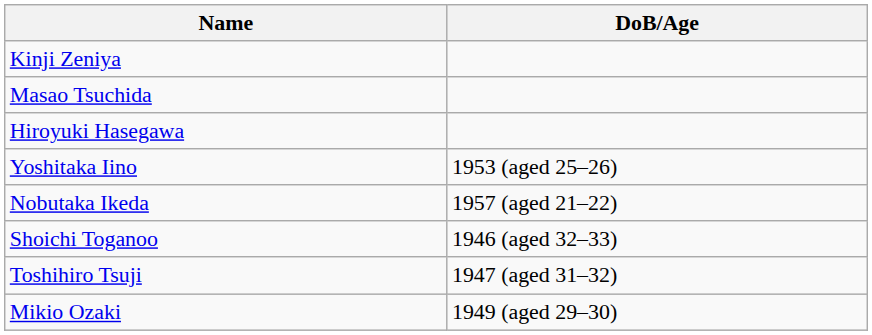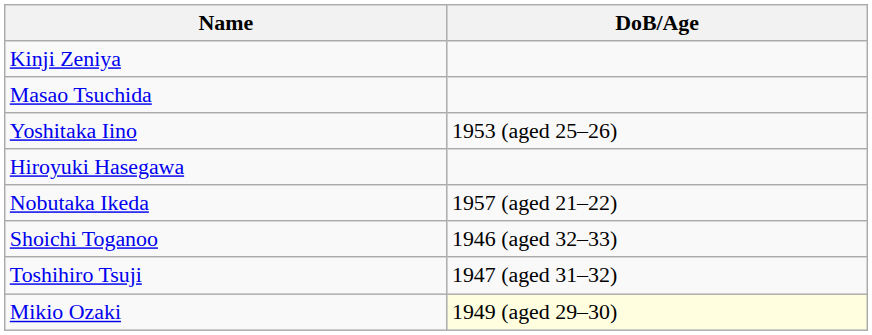rows swapped: (73, 167) <-> (97, 131)
(535, 311) no background -> (535, 311) lightyellow background
